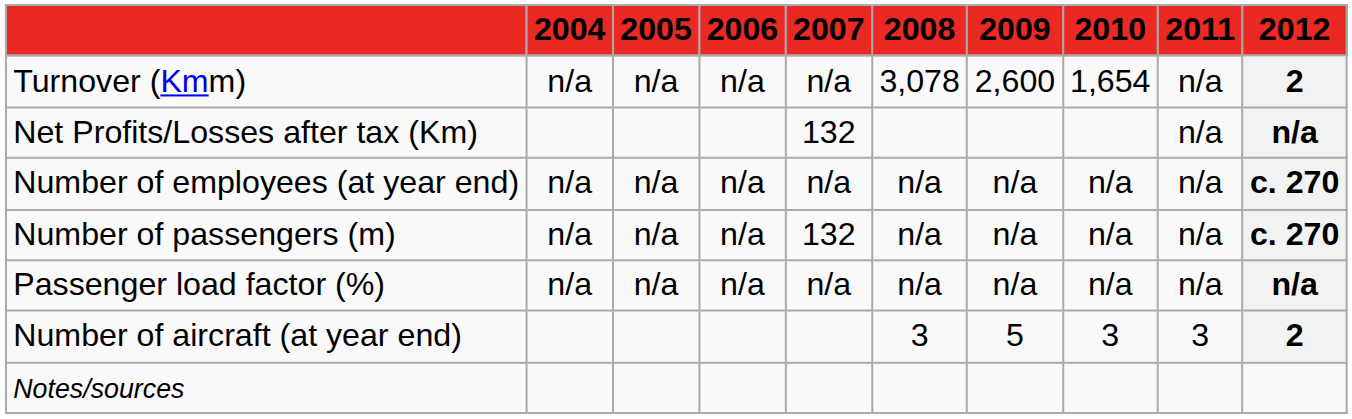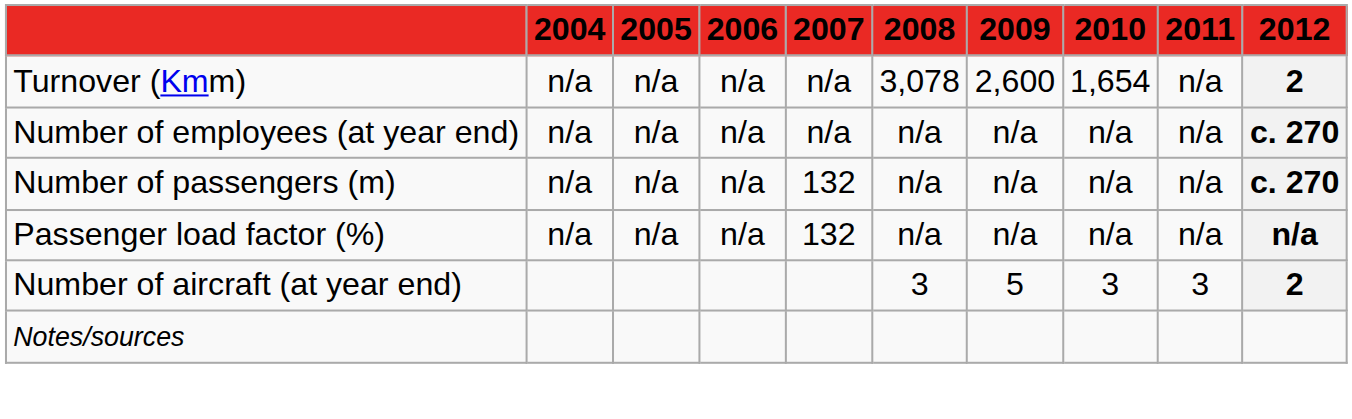- row: (246, 132)
(829, 285) n/a -> (829, 234) 132
